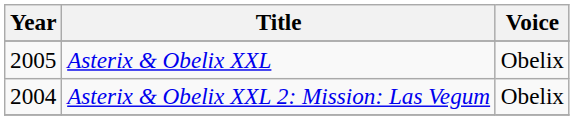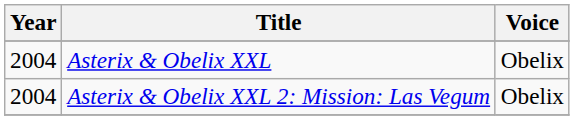(33, 59) 2005 -> (33, 59) 2004
